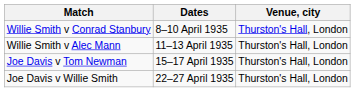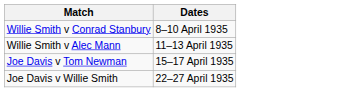- column: (293, 12)
